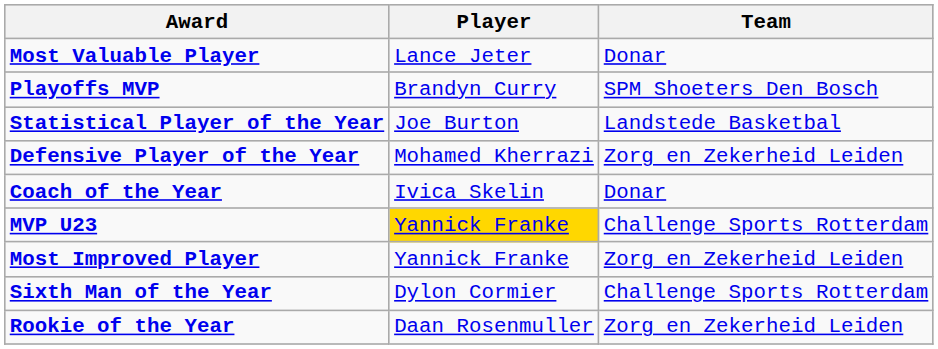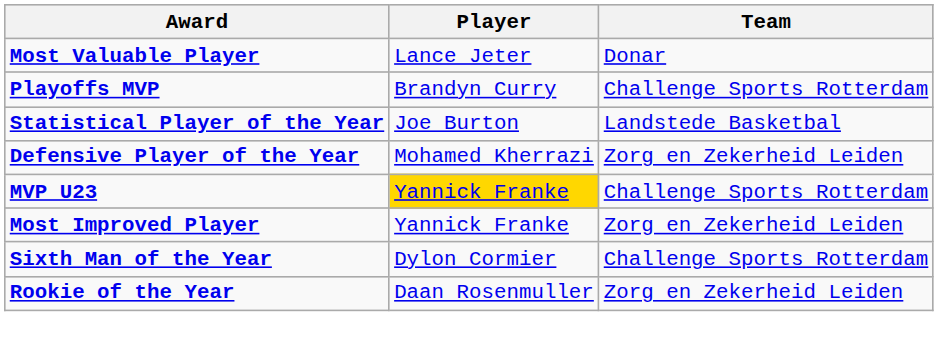(741, 90) SPM Shoeters Den Bosch -> (766, 90) Challenge Sports Rotterdam
- row: (116, 191)
